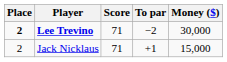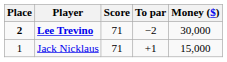(19, 48) 2 -> (19, 48) 1
